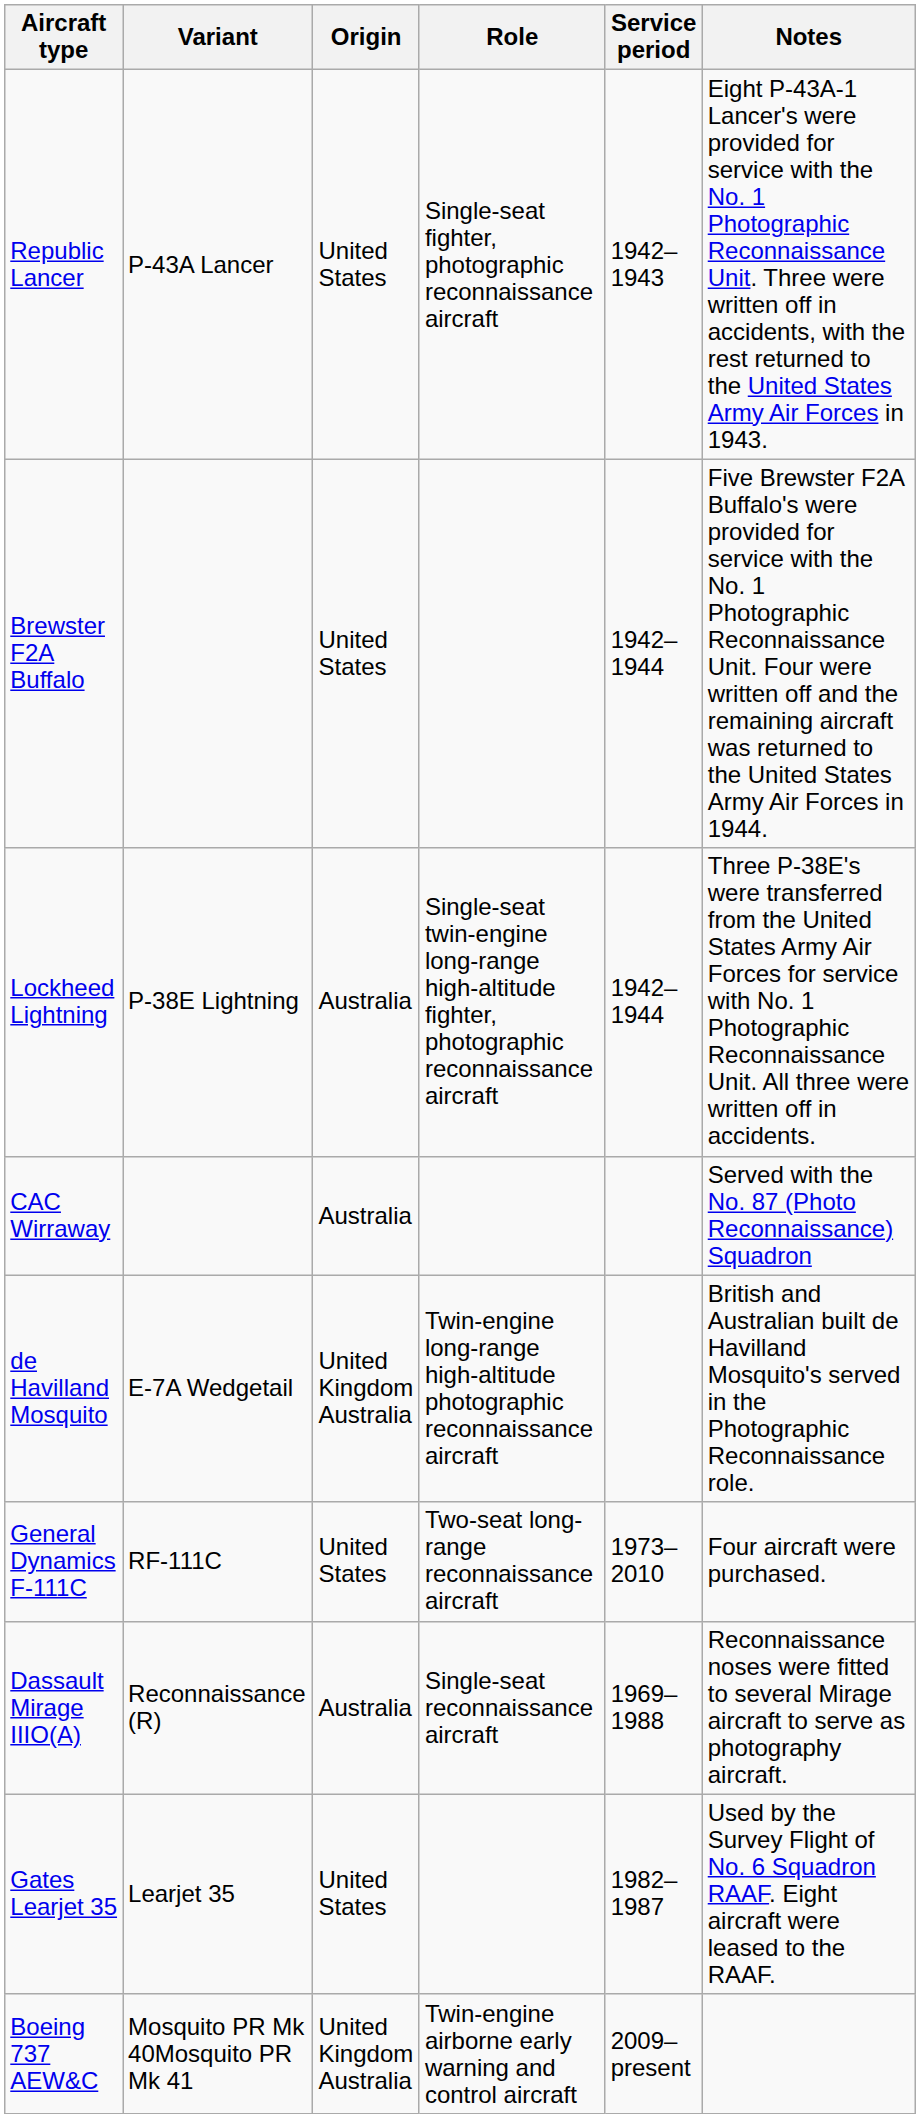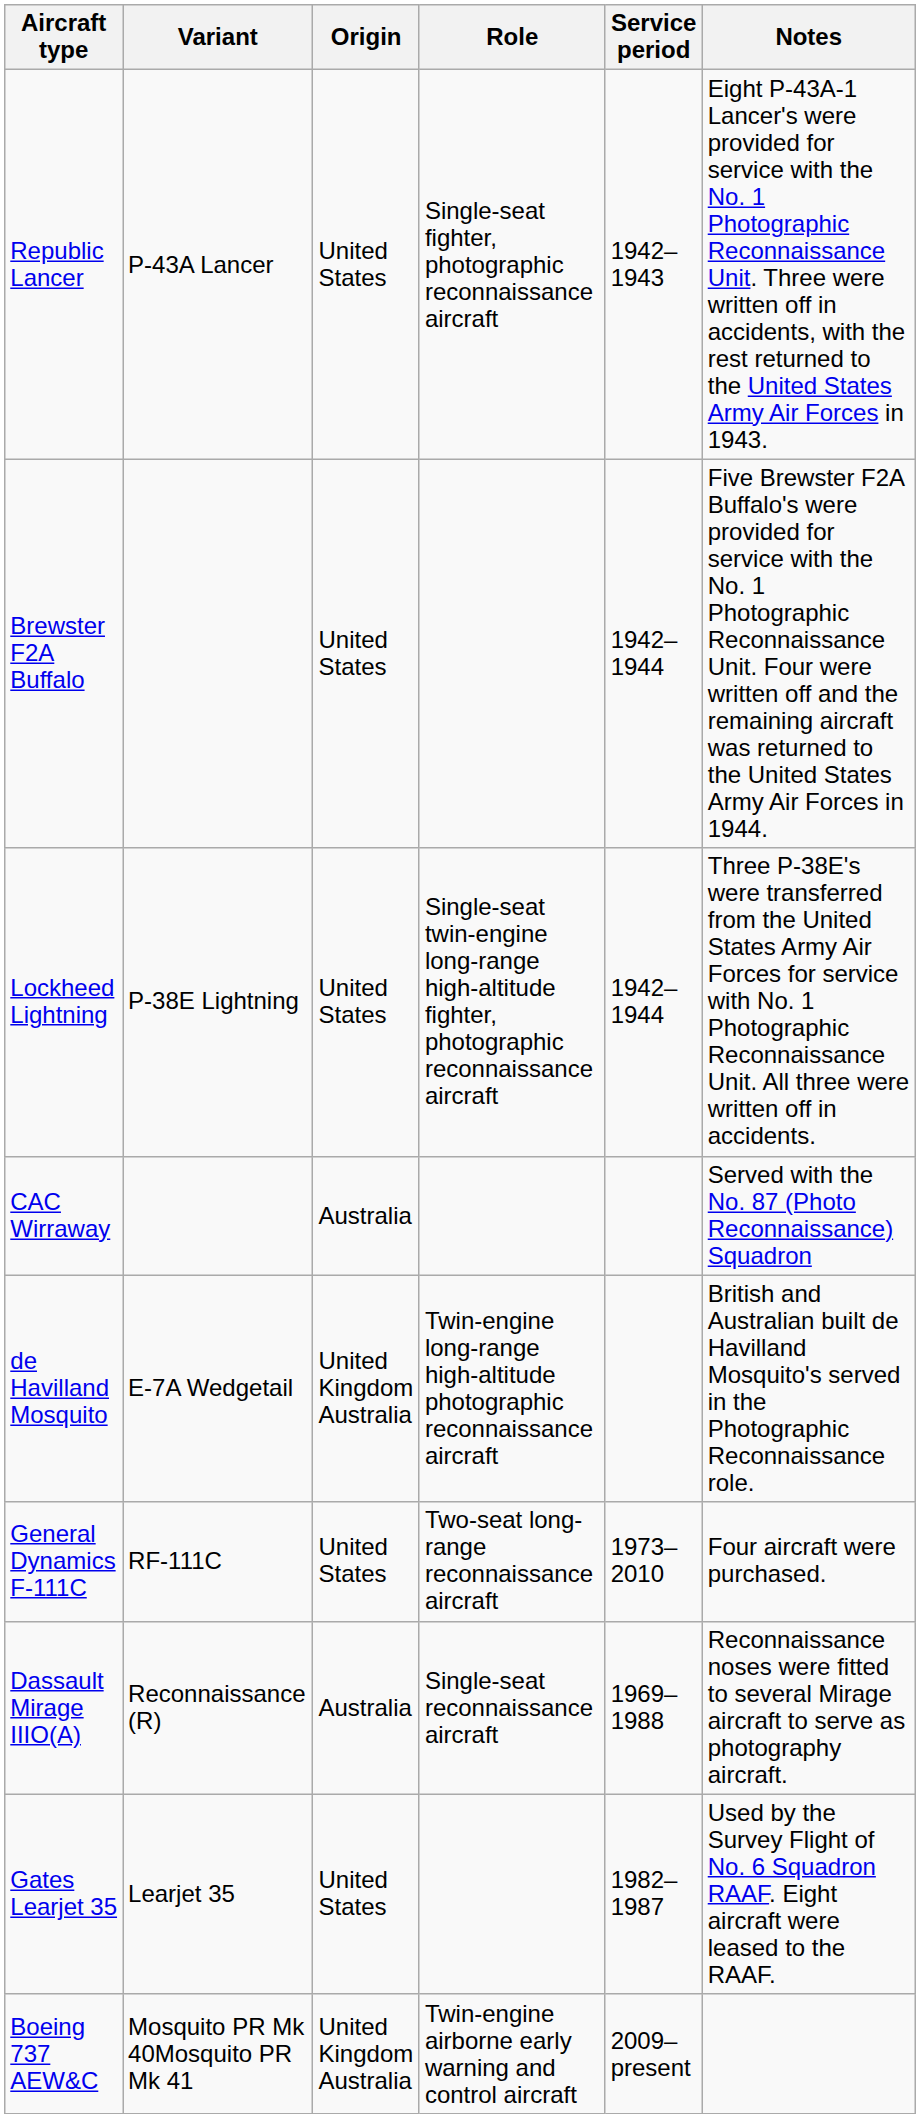(365, 1001) Australia -> (353, 1001) United States
